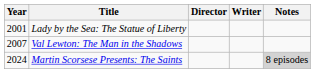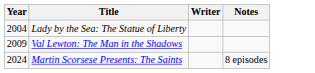- column: (209, 12)
(17, 28) 2001 -> (17, 28) 2004
(17, 44) 2007 -> (17, 44) 2009
(287, 60) lightgrey background -> (246, 60) no background
